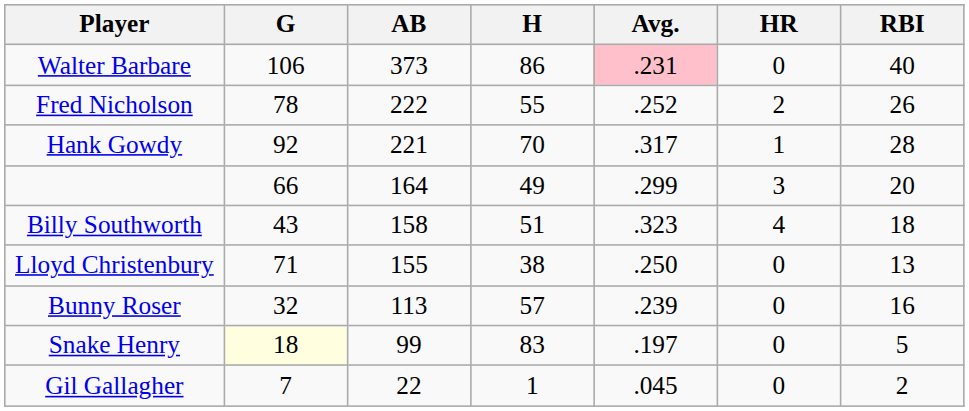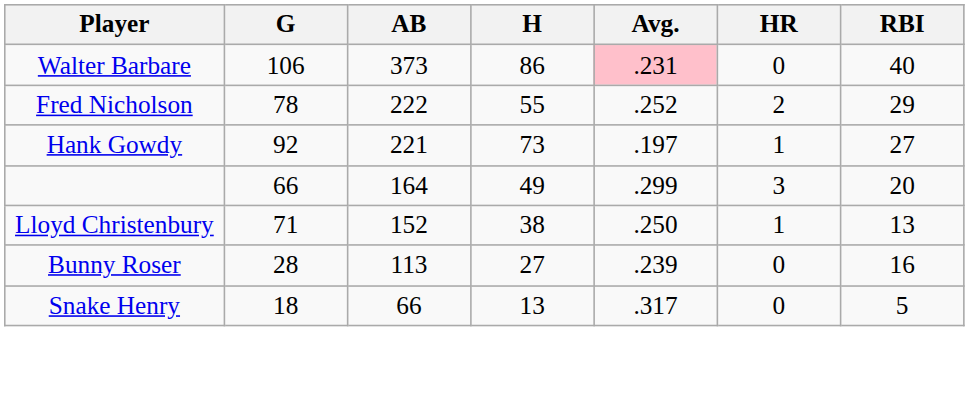(902, 104) 26 -> (902, 104) 29
(532, 144) 70 -> (532, 144) 73
(656, 144) .317 -> (656, 144) .197
(902, 144) 28 -> (902, 144) 27
- row: (114, 225)
(409, 265) 155 -> (409, 225) 152
(779, 265) 0 -> (779, 225) 1
(286, 305) 32 -> (286, 265) 28
(532, 305) 57 -> (532, 265) 27
(286, 345) lightyellow background -> (286, 305) no background
(409, 345) 99 -> (409, 305) 66
(532, 345) 83 -> (532, 305) 13
(656, 345) .197 -> (656, 305) .317
- row: (114, 385)
